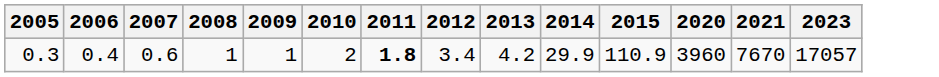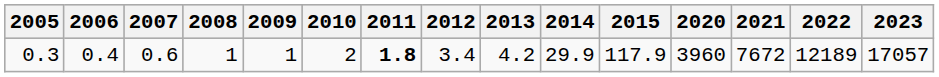+ column: (826, 22)
(635, 55) 110.9 -> (635, 55) 117.9
(761, 55) 7670 -> (761, 55) 7672
